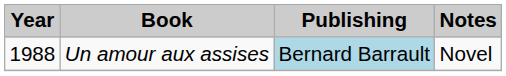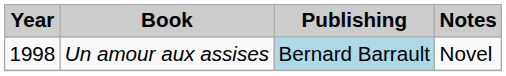(32, 53) 1988 -> (32, 53) 1998
